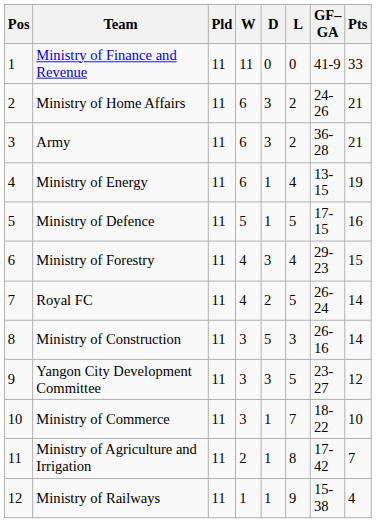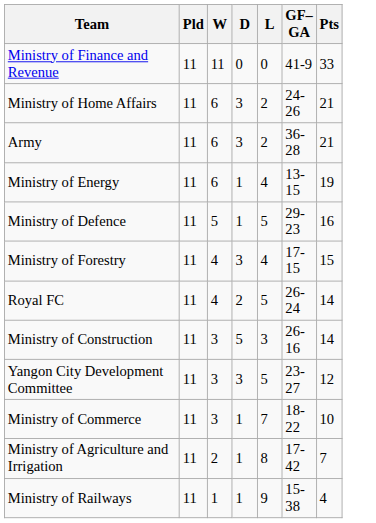- column: (19, 24)
(324, 221) 17-15 -> (295, 221) 29-23
(324, 261) 29-23 -> (295, 261) 17-15
